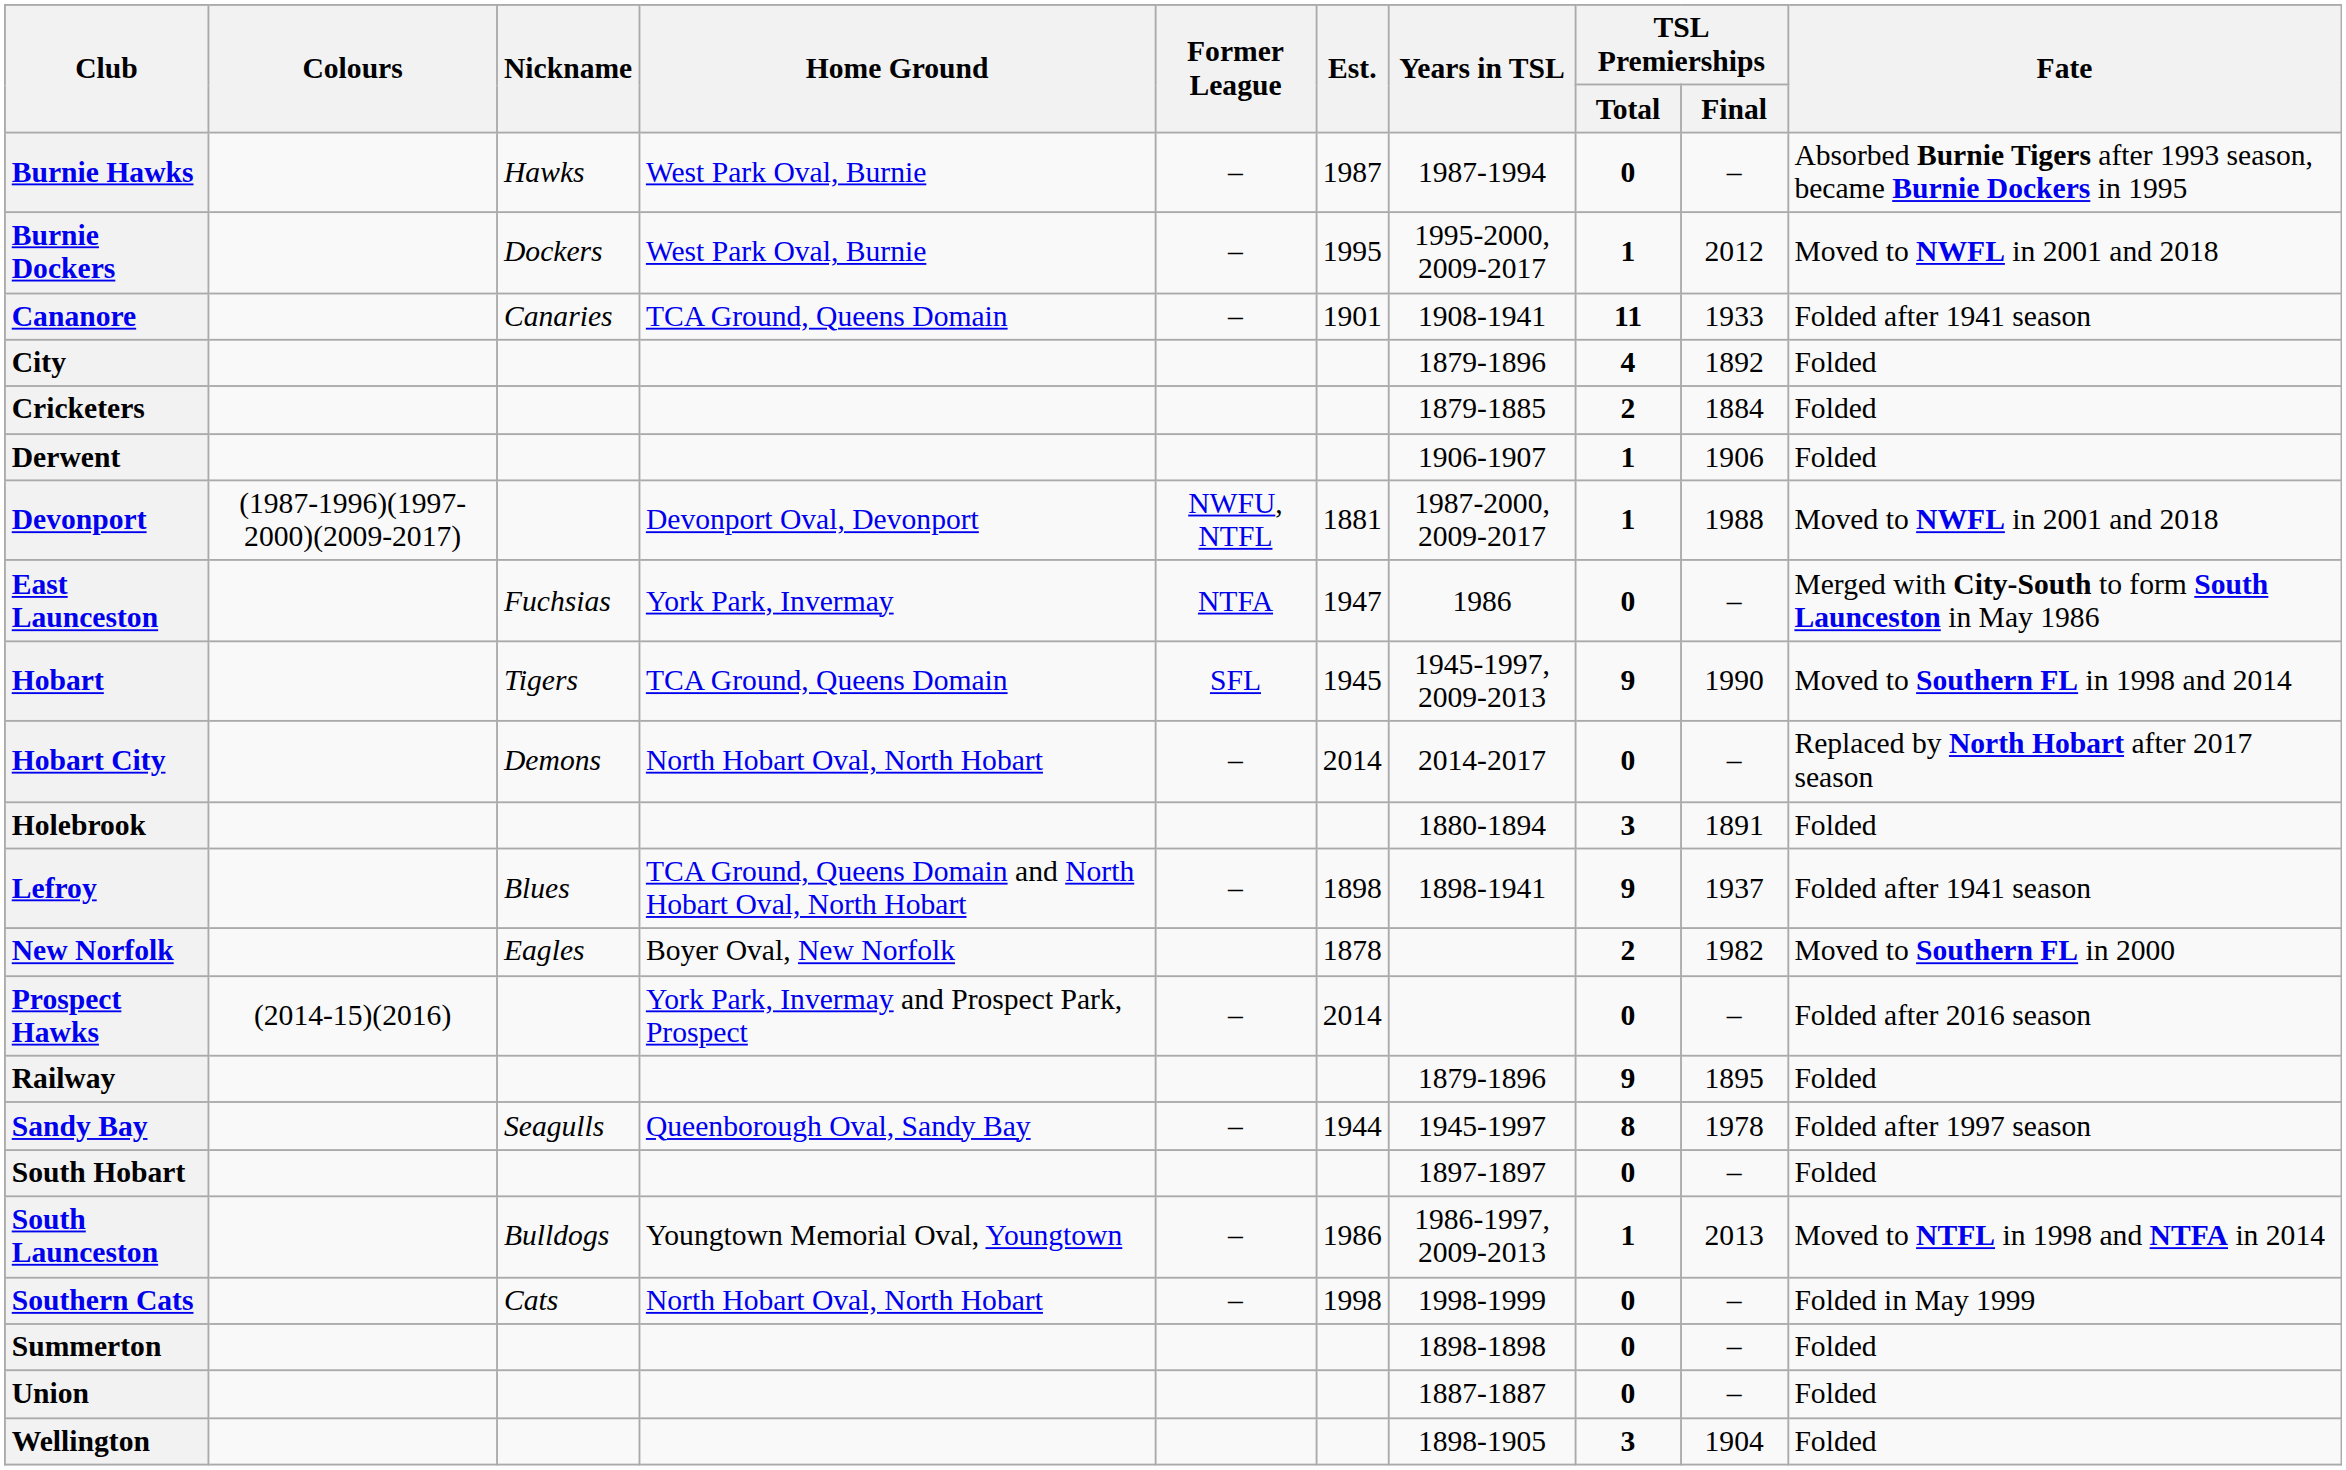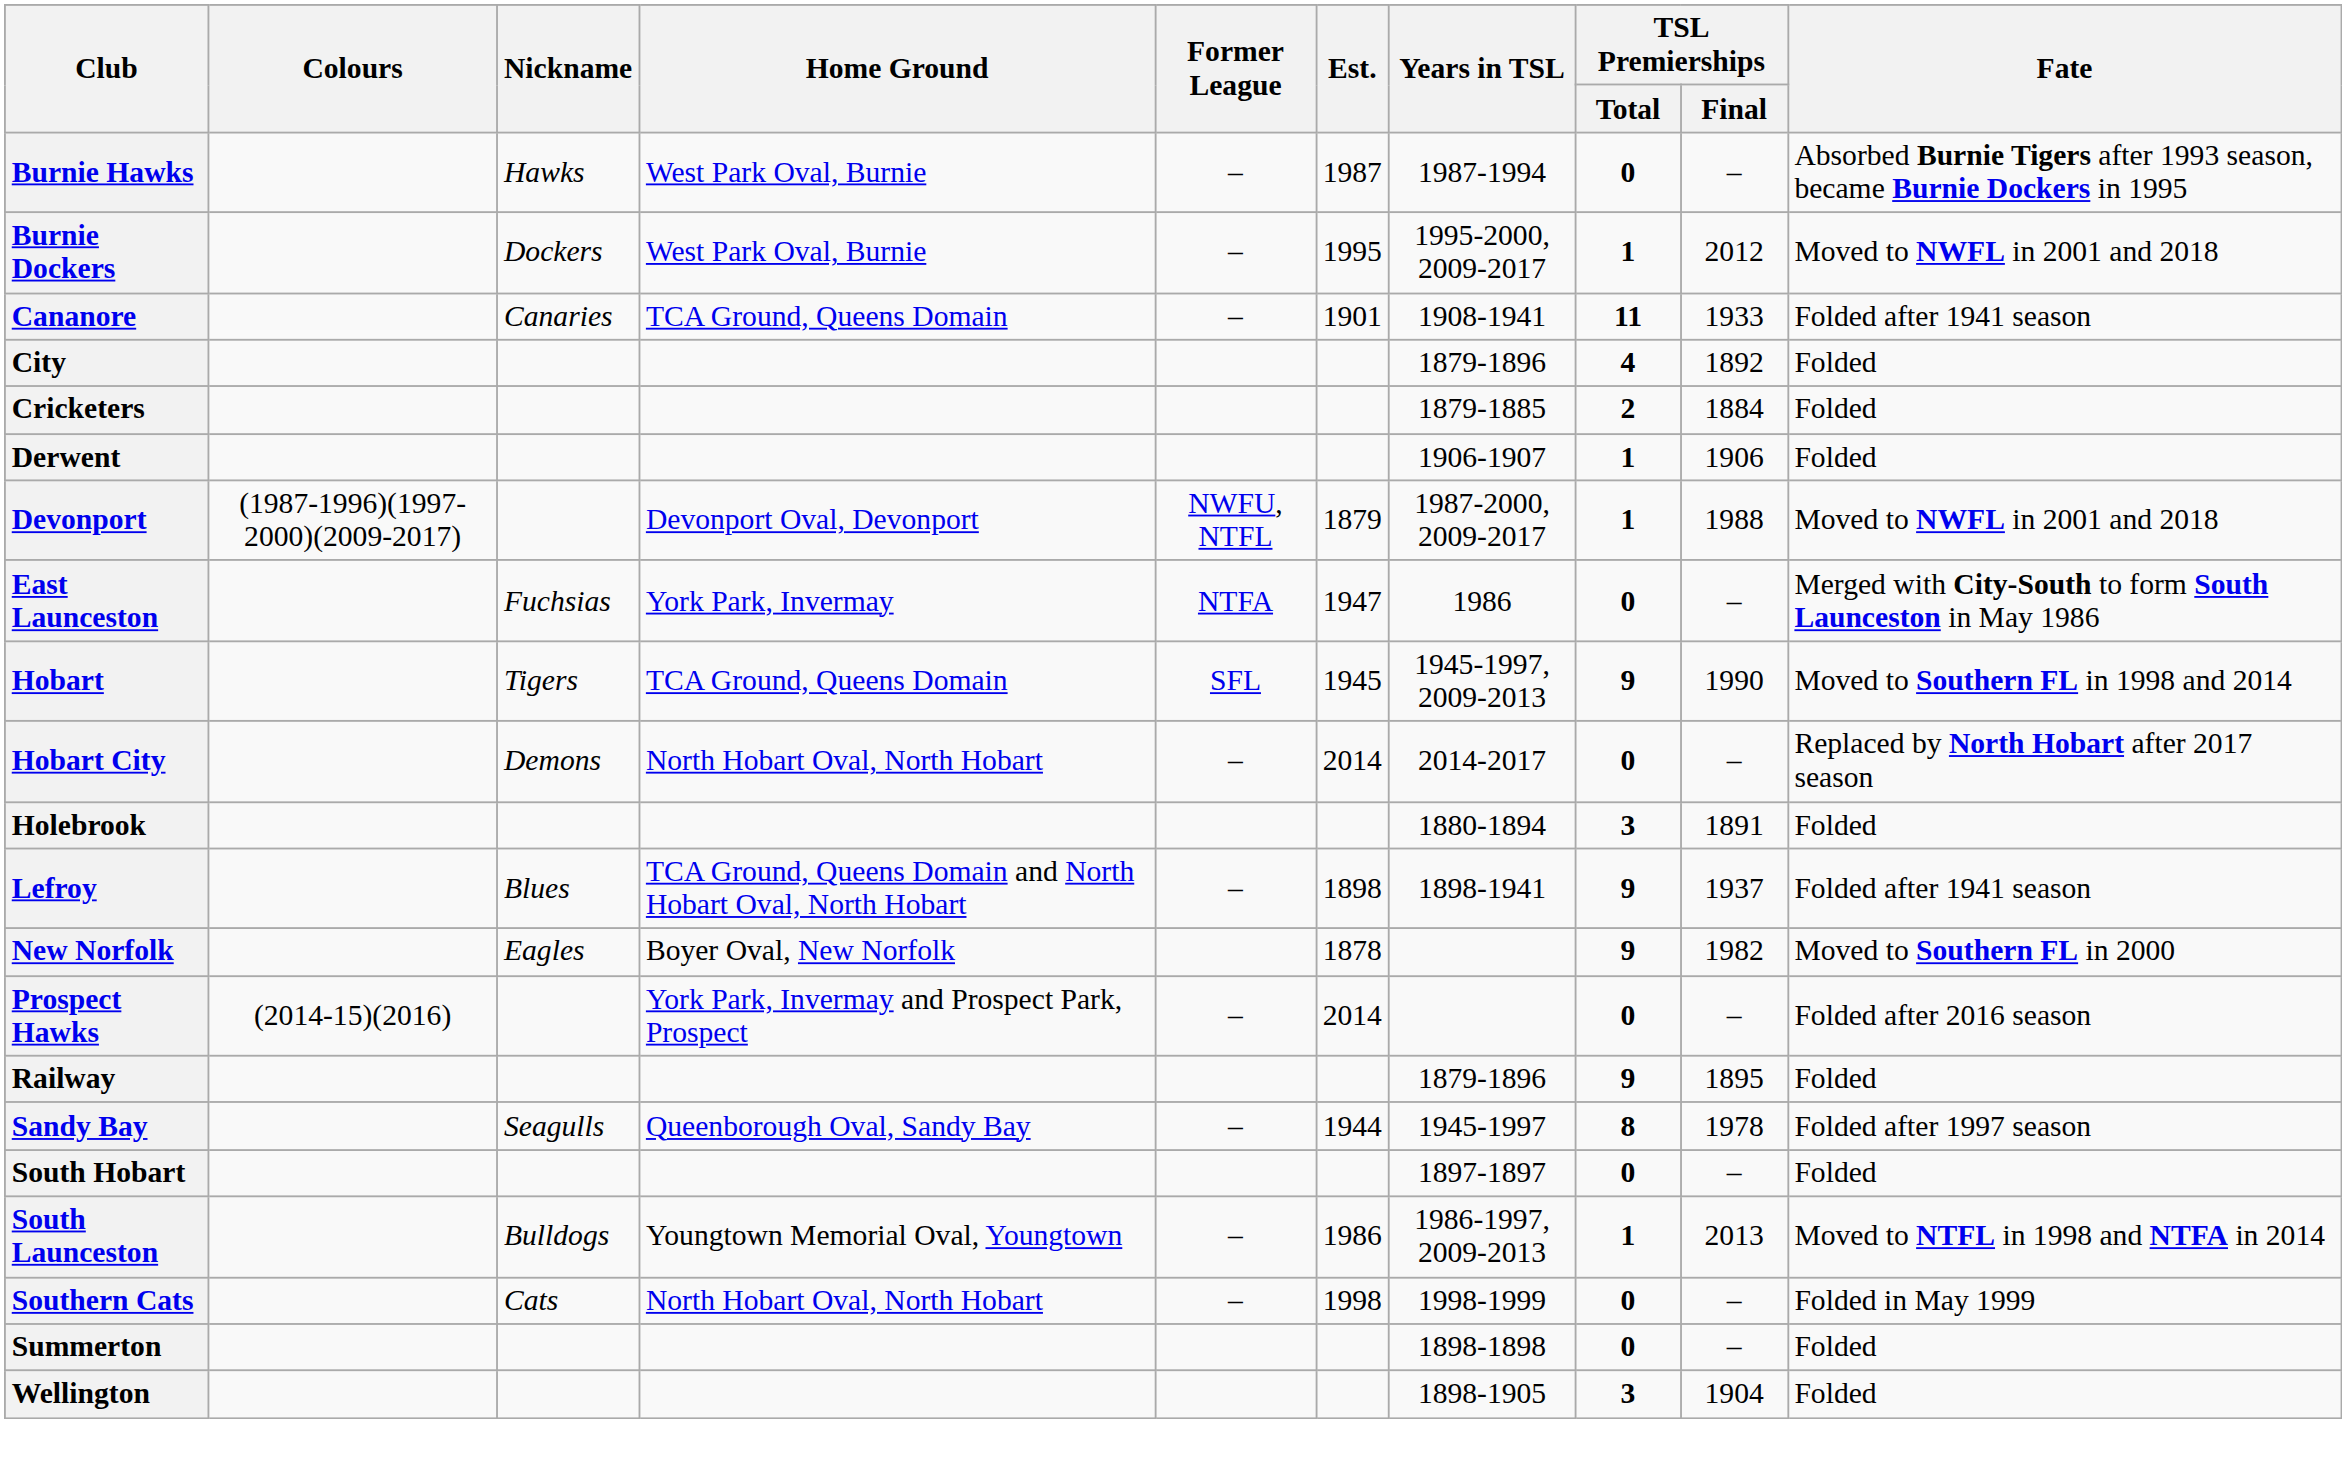(1352, 520) 1881 -> (1352, 520) 1879
(1628, 951) 2 -> (1628, 951) 9
- row: (50, 1393)
